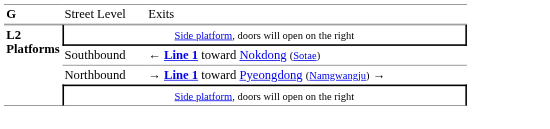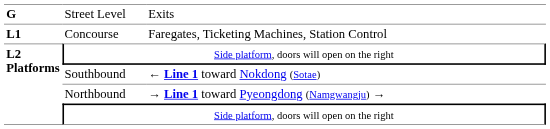+ row: (91, 34)
